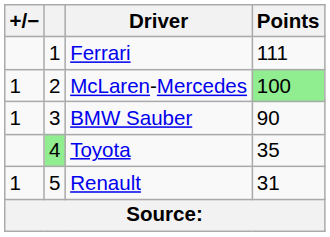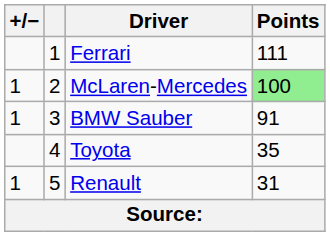(268, 118) 90 -> (268, 118) 91
(55, 150) lightgreen background -> (55, 150) no background
